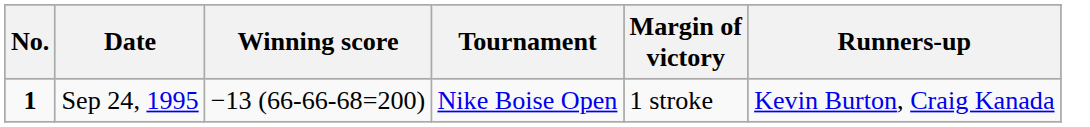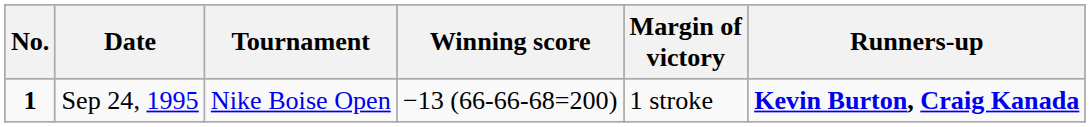columns swapped: (527, 41) <-> (318, 41)
(904, 100) normal -> (917, 100) bold
